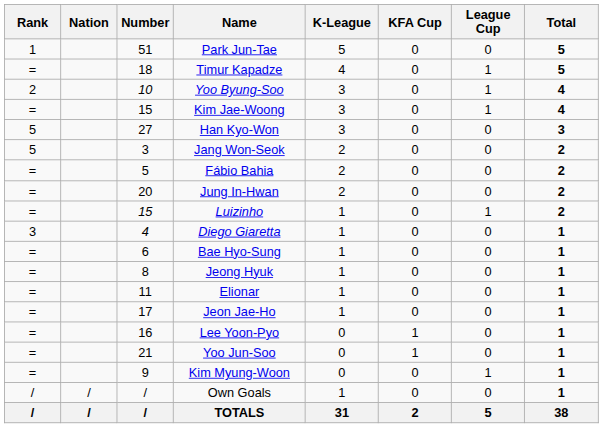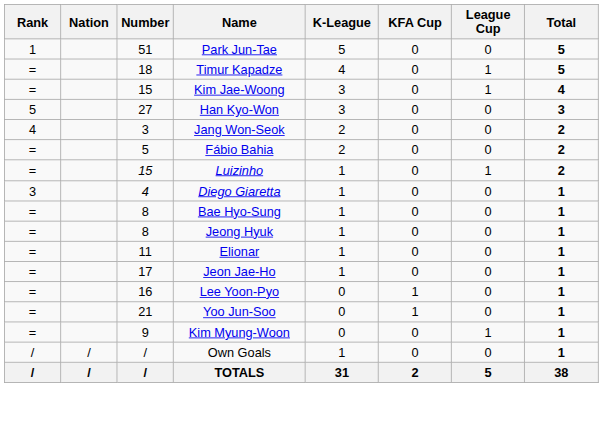- row: (239, 90)
(33, 150) 5 -> (33, 130) 4
- row: (239, 191)
(145, 251) 6 -> (145, 211) 8
